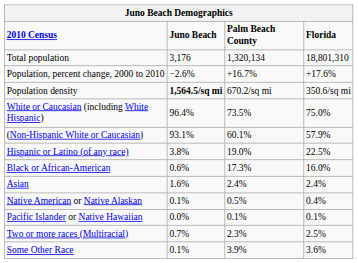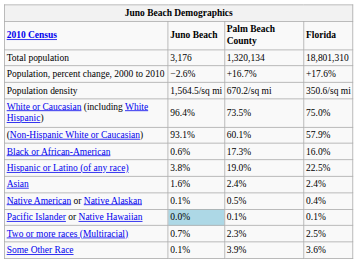(196, 90) bold -> (196, 90) normal
rows swapped: (59, 168) <-> (68, 151)
(179, 217) no background -> (180, 217) lightblue background
